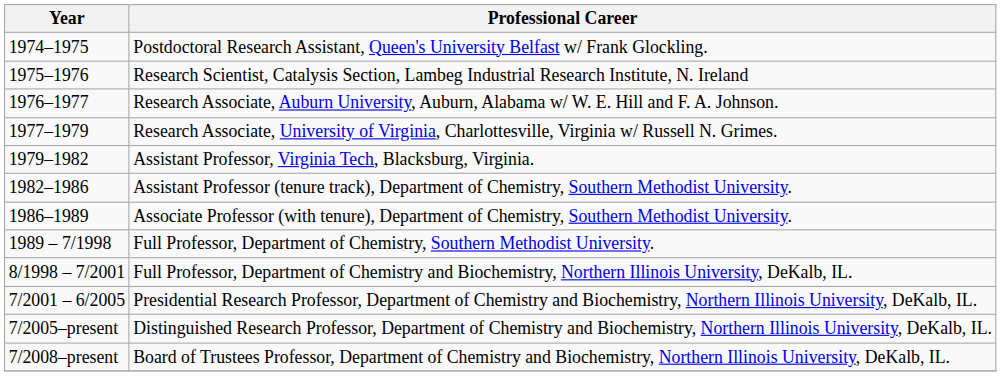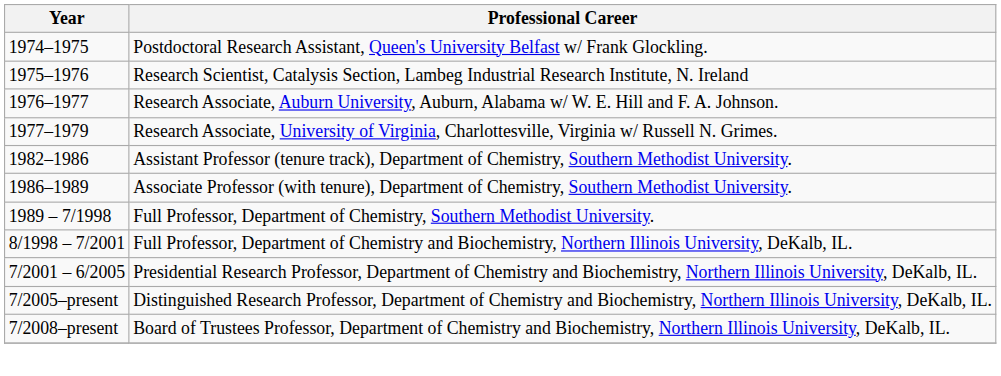- row: (334, 159)
